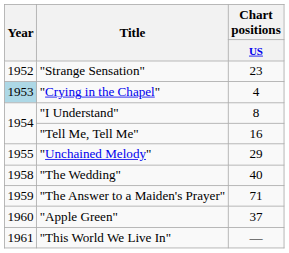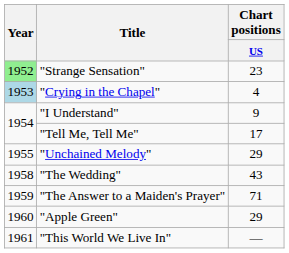(21, 71) no background -> (21, 71) lightgreen background
(256, 112) 8 -> (256, 112) 9
(256, 133) 16 -> (256, 133) 17
(256, 175) 40 -> (256, 175) 43
(256, 216) 37 -> (256, 216) 29
